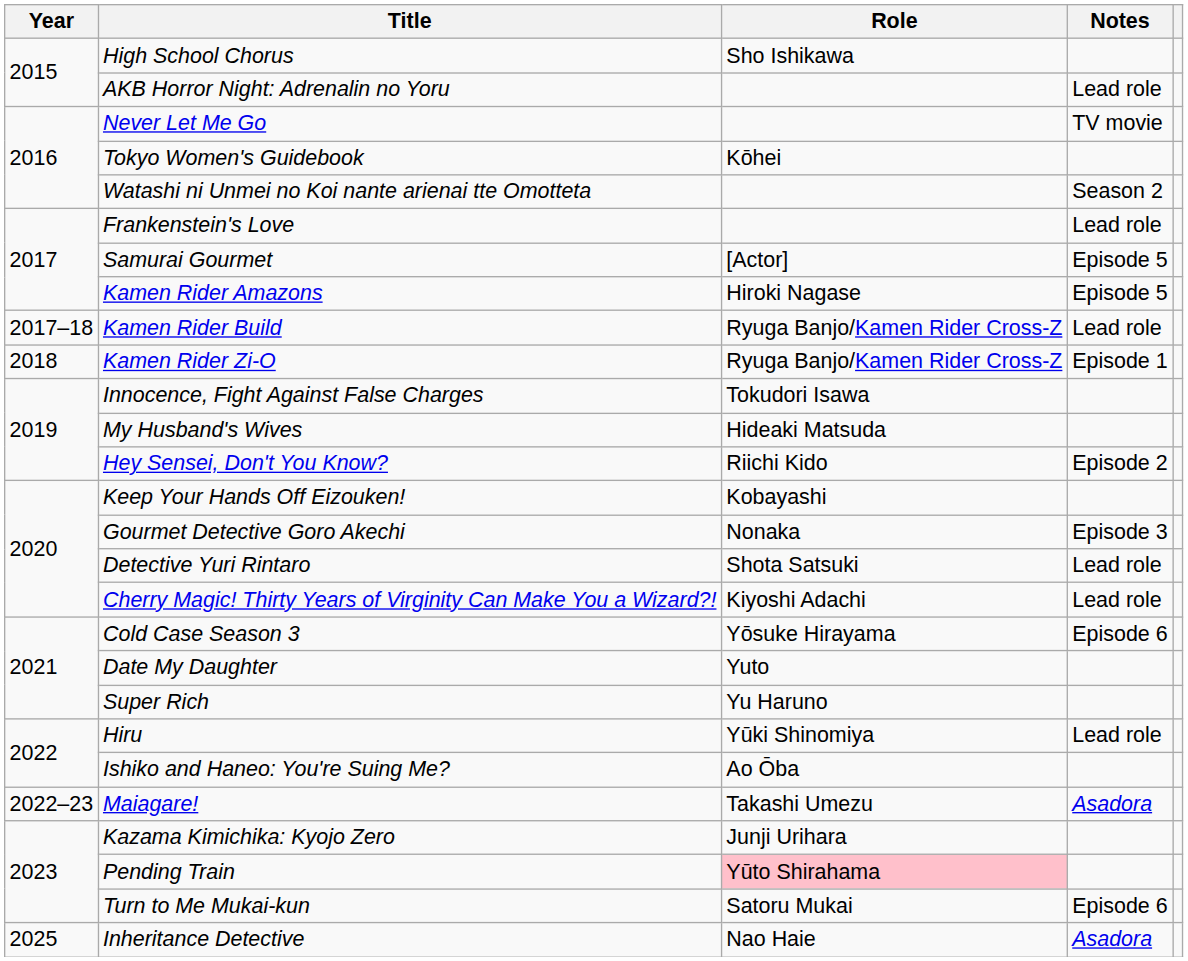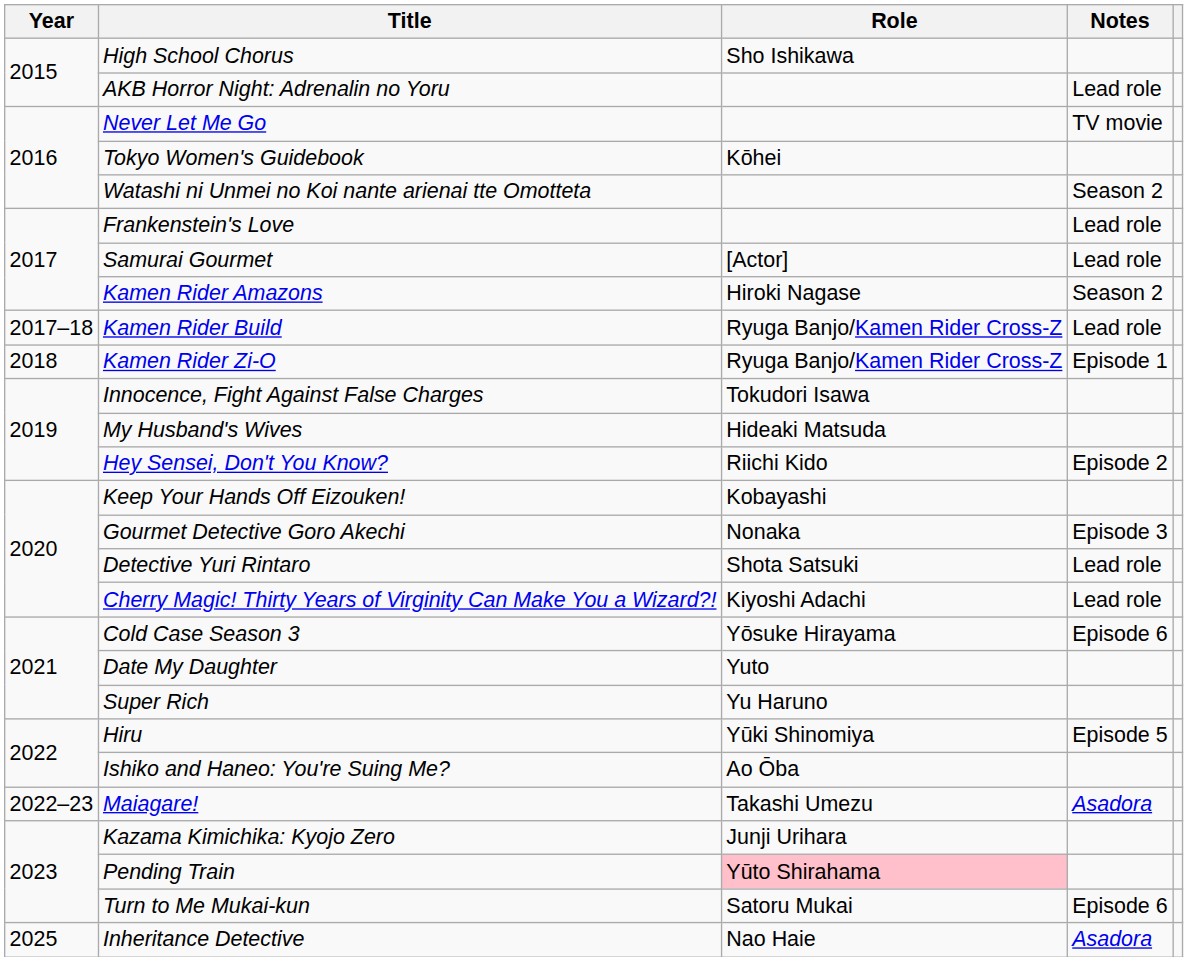(1120, 259) Episode 5 -> (1117, 259) Lead role
(1120, 293) Episode 5 -> (1118, 293) Season 2
(1117, 735) Lead role -> (1120, 735) Episode 5
